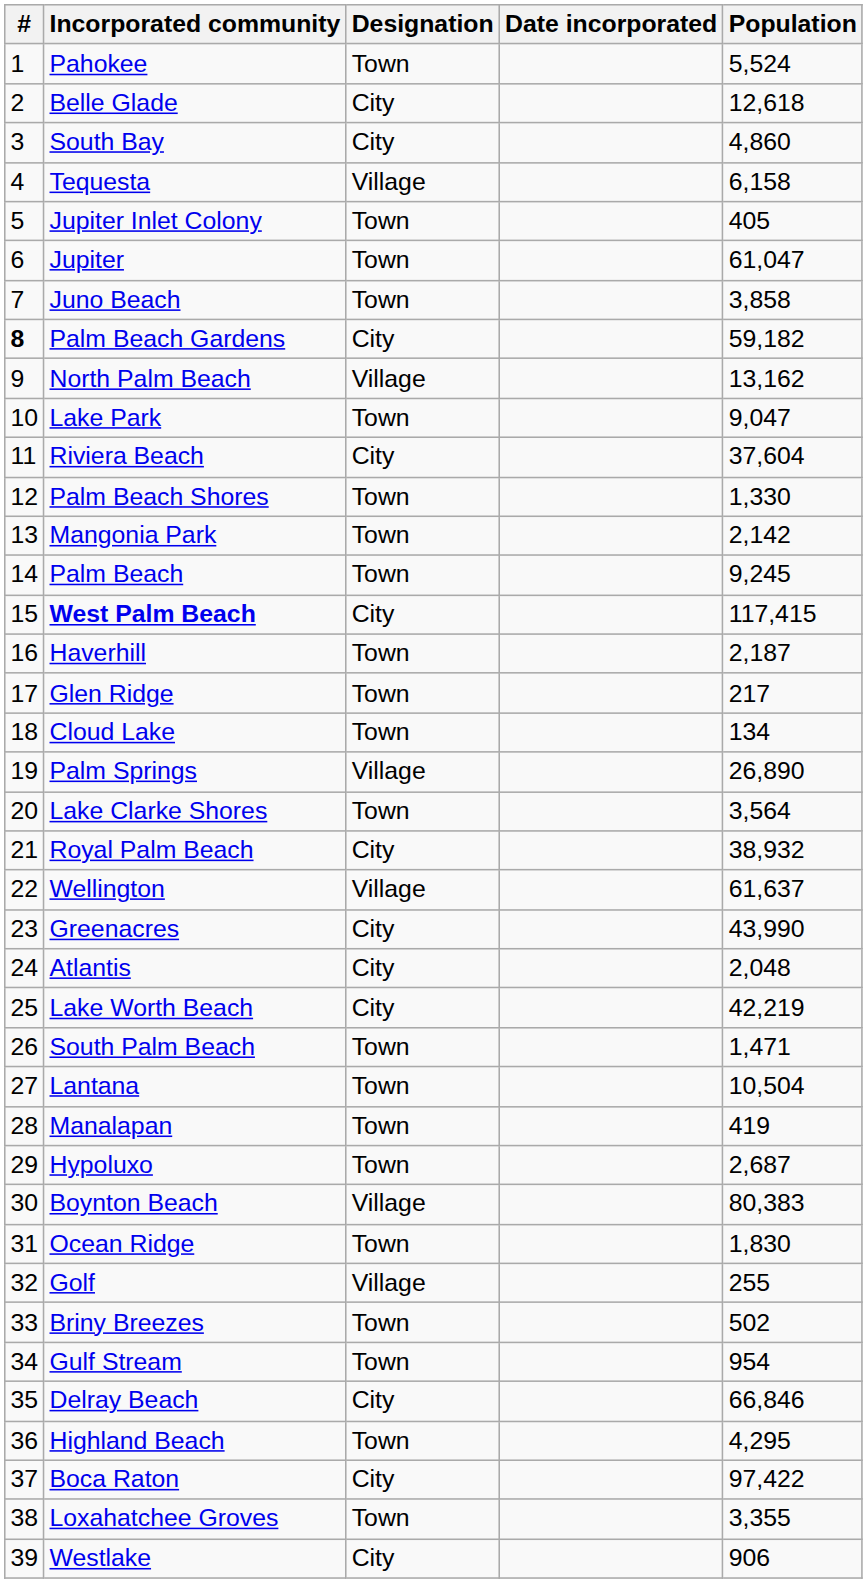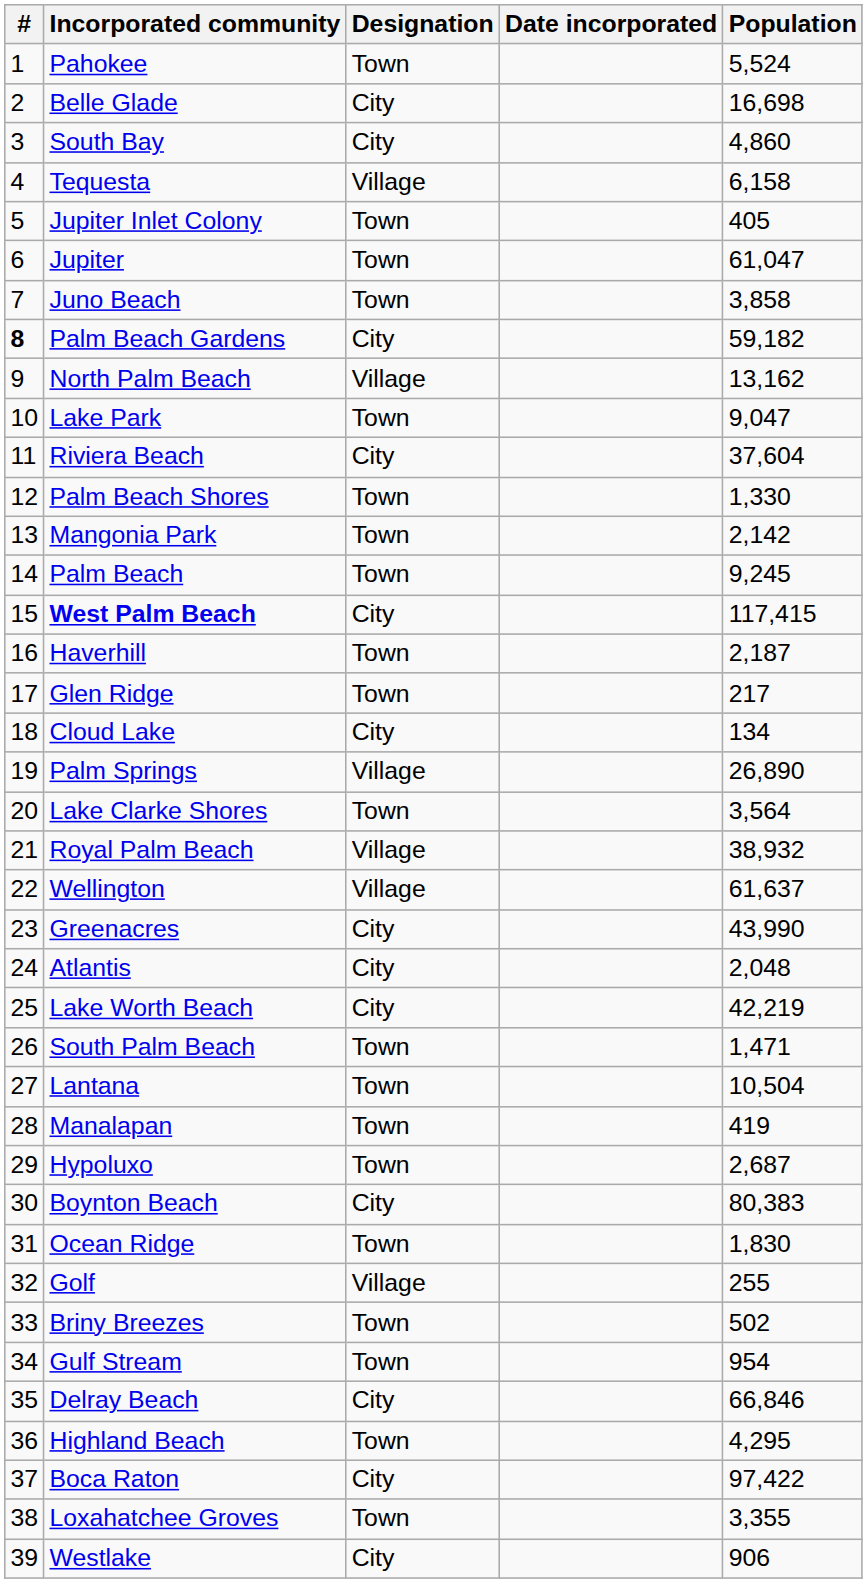(767, 102) 12,618 -> (767, 102) 16,698
(381, 732) Town -> (373, 732) City
(373, 850) City -> (389, 850) Village
(389, 1204) Village -> (373, 1204) City
